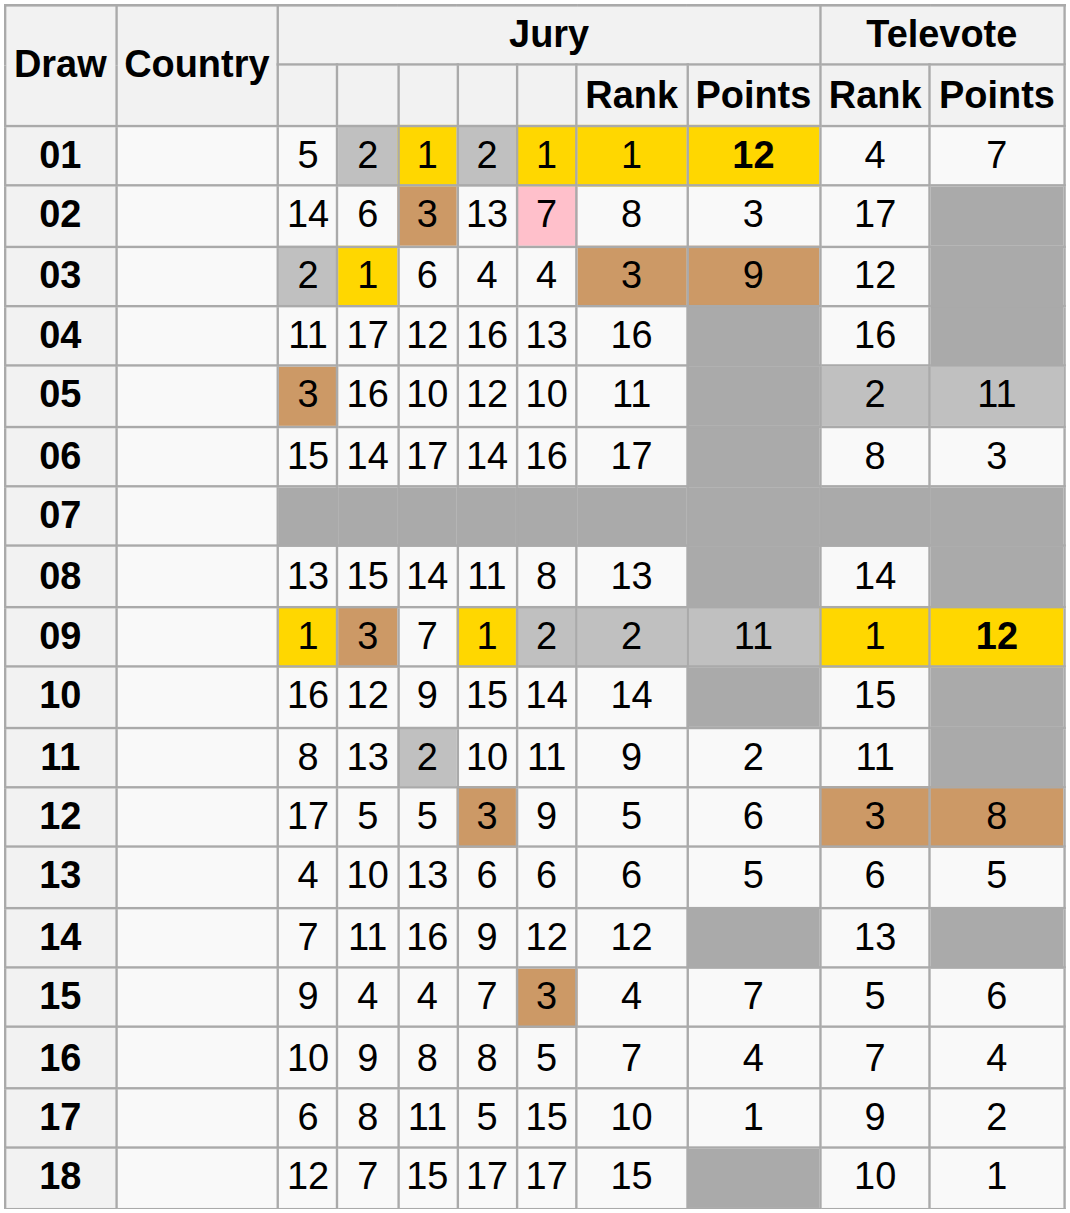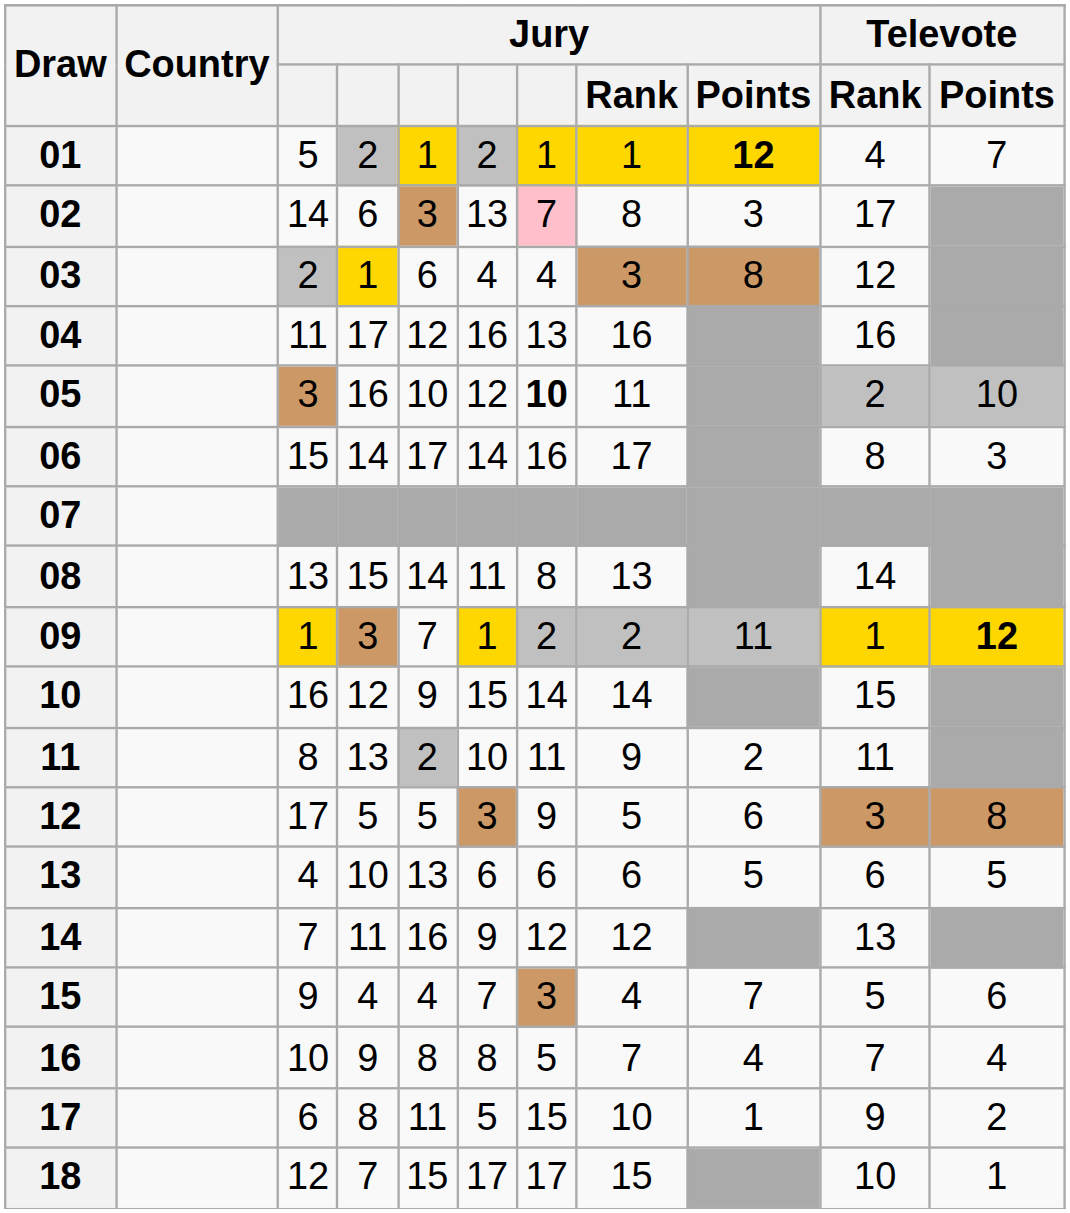(753, 275) 9 -> (753, 275) 8
(547, 395) normal -> (547, 395) bold
(997, 395) 11 -> (997, 395) 10
